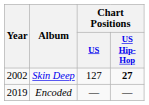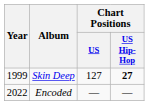(17, 76) 2002 -> (17, 76) 1999
(17, 92) 2019 -> (17, 92) 2022
